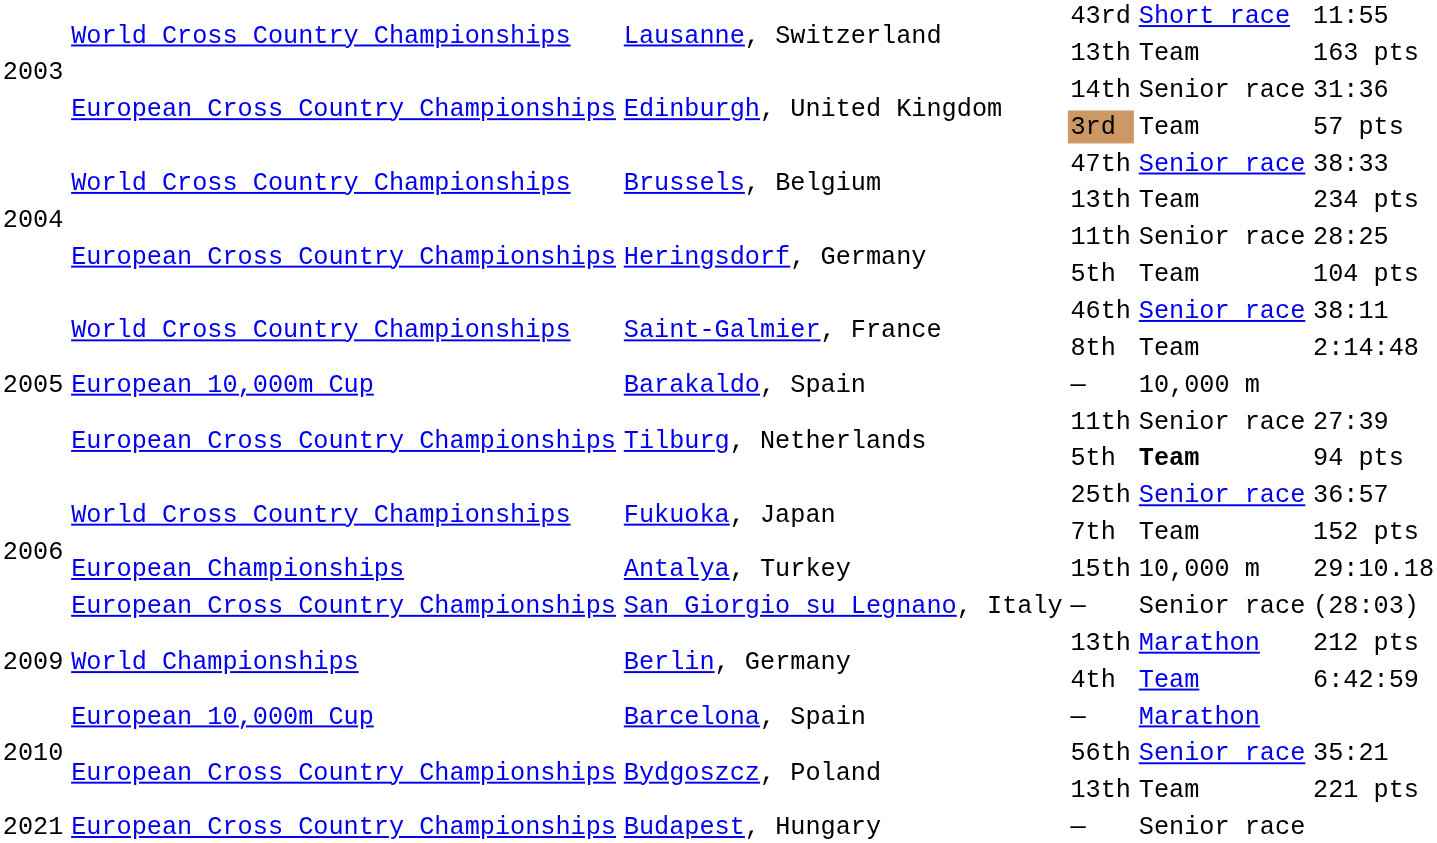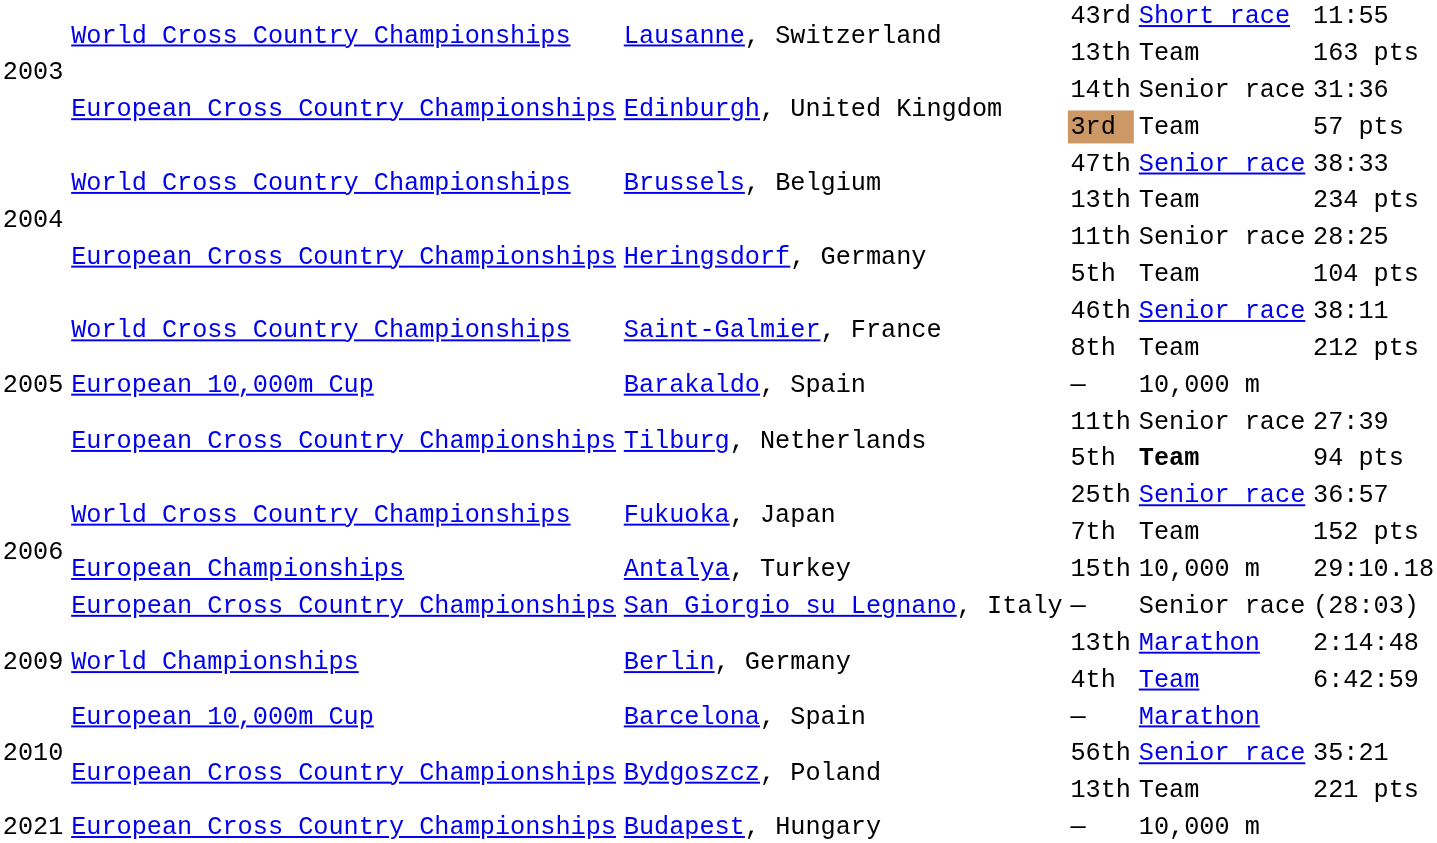(1366, 348) 2:14:48 -> (1366, 348) 212 pts
(1366, 643) 212 pts -> (1366, 643) 2:14:48
(1222, 827) Senior race -> (1199, 827) 10,000 m
